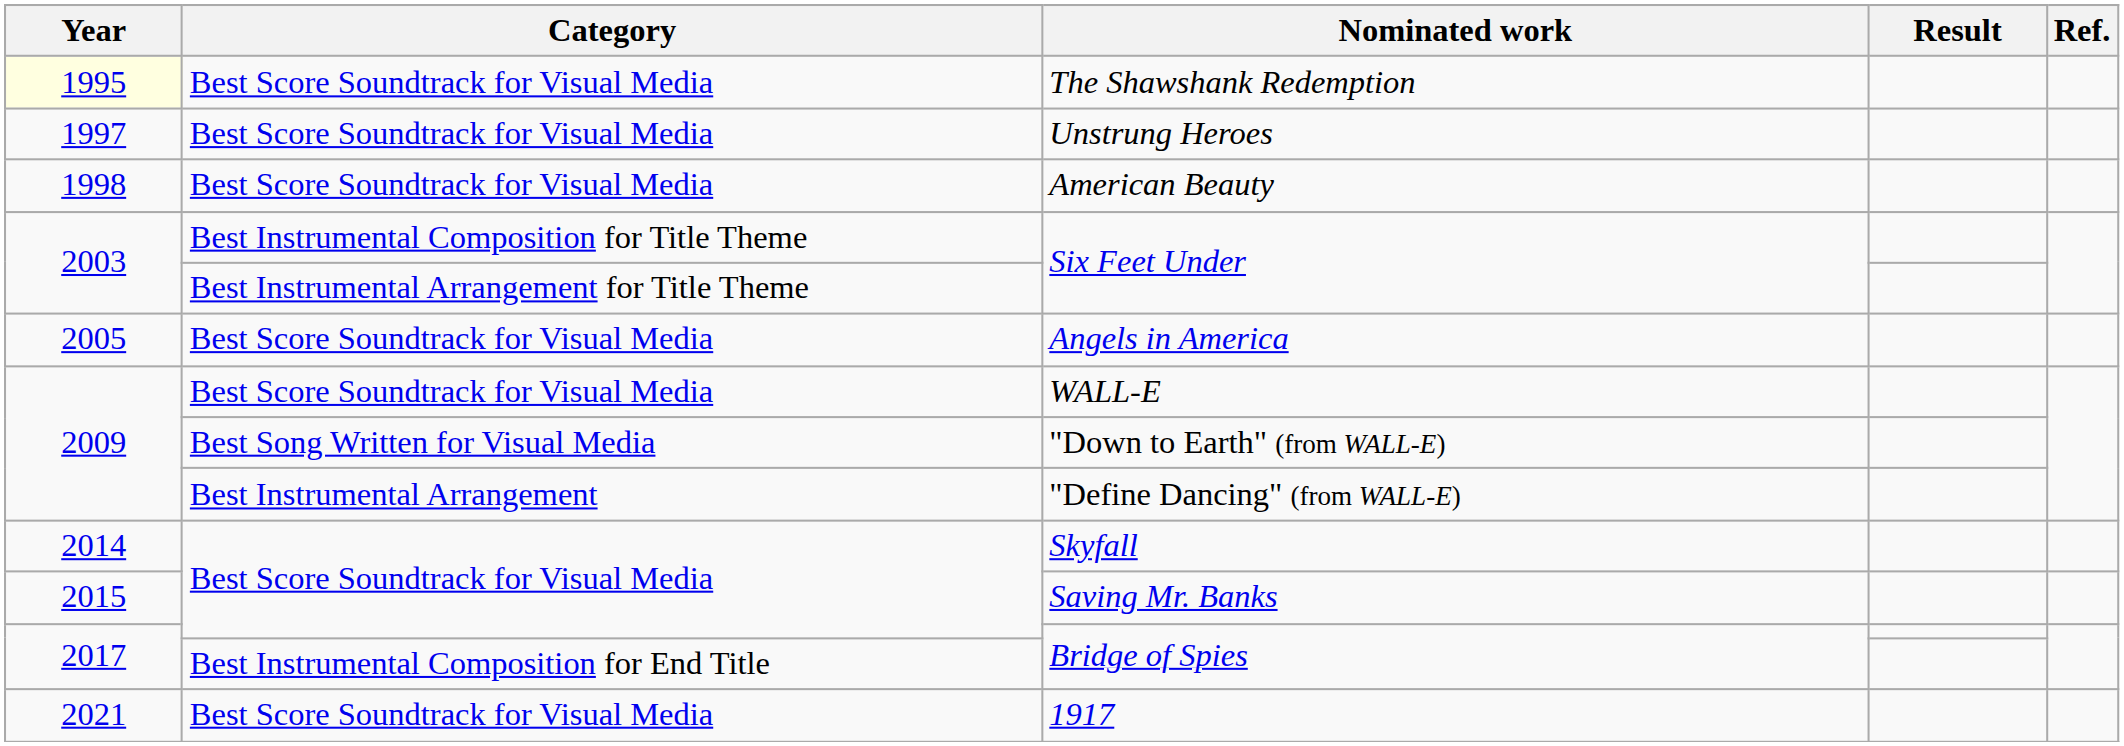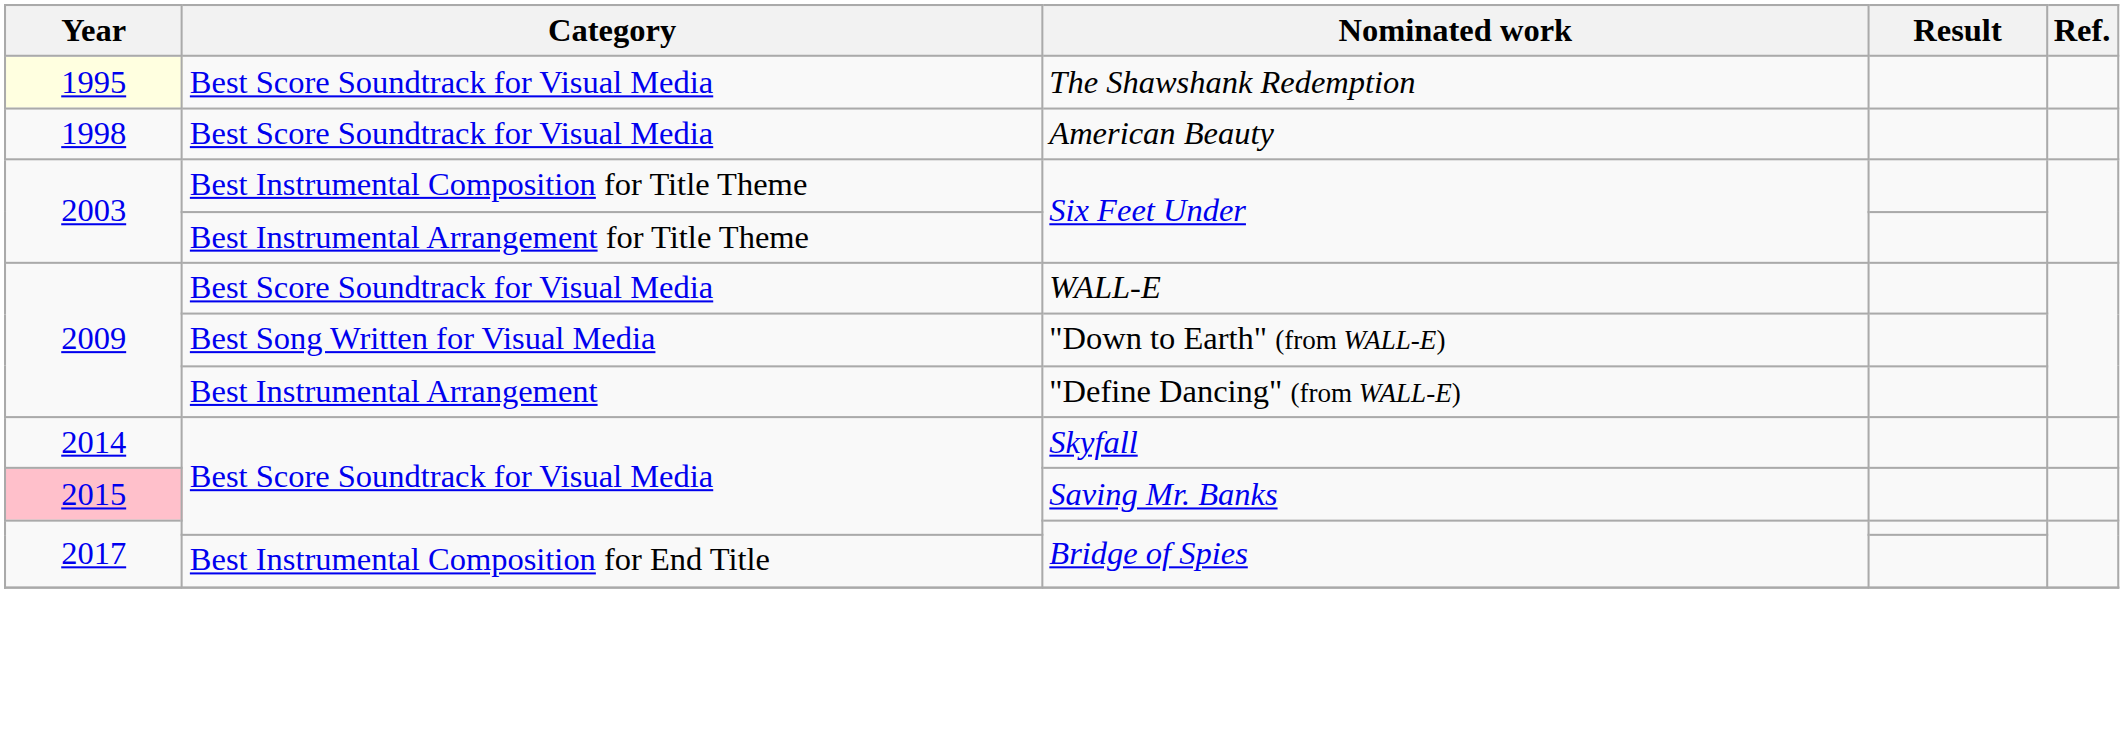- row: (452, 133)
- row: (452, 339)
(94, 596) no background -> (94, 493) pink background
- row: (452, 714)
